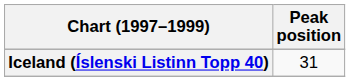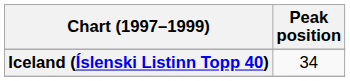(309, 62) 31 -> (309, 62) 34
